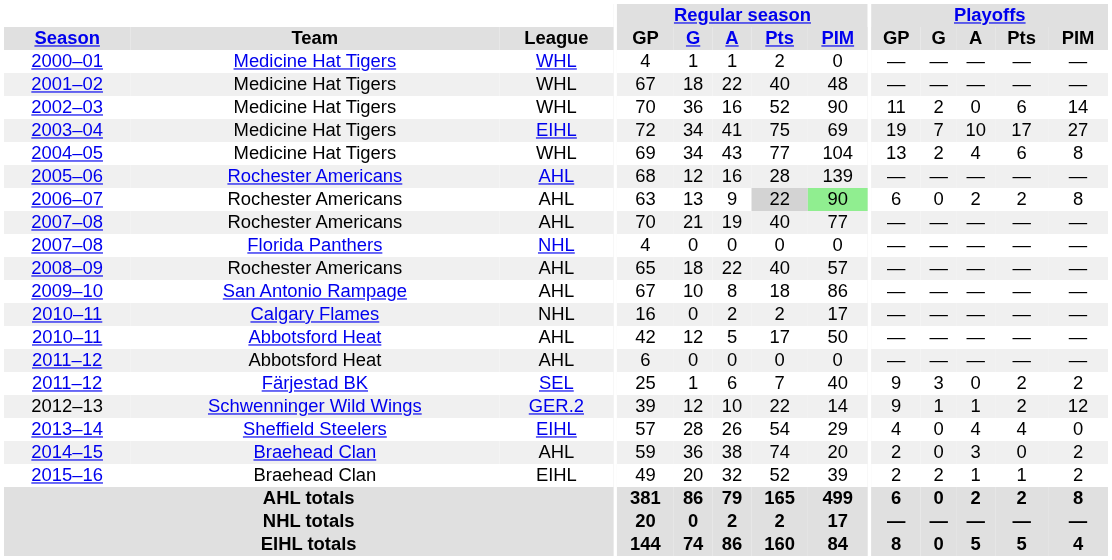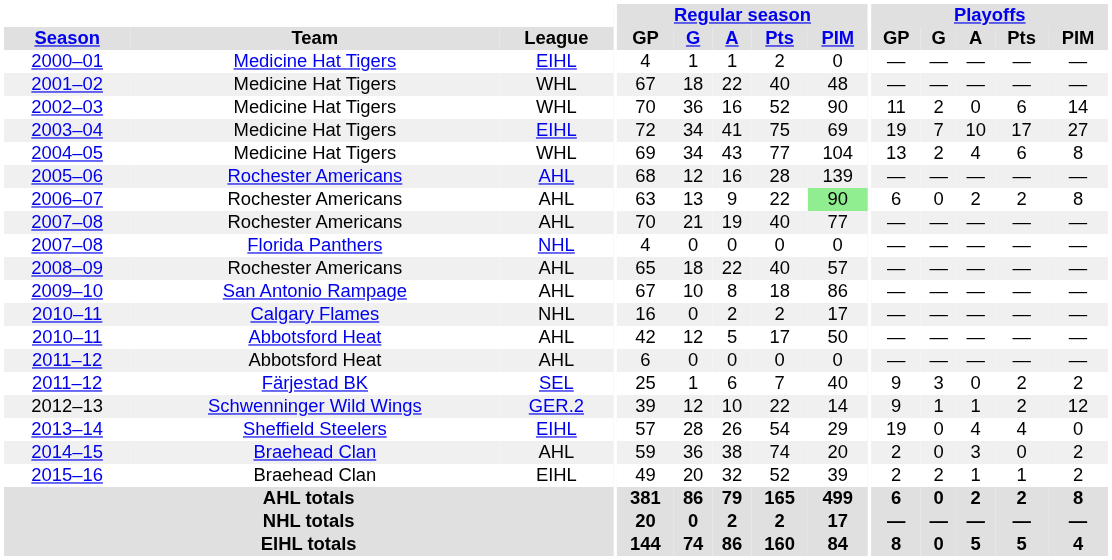(556, 61) WHL -> (556, 61) EIHL
(780, 199) lightgrey background -> (780, 199) no background
(896, 429) 4 -> (896, 429) 19
